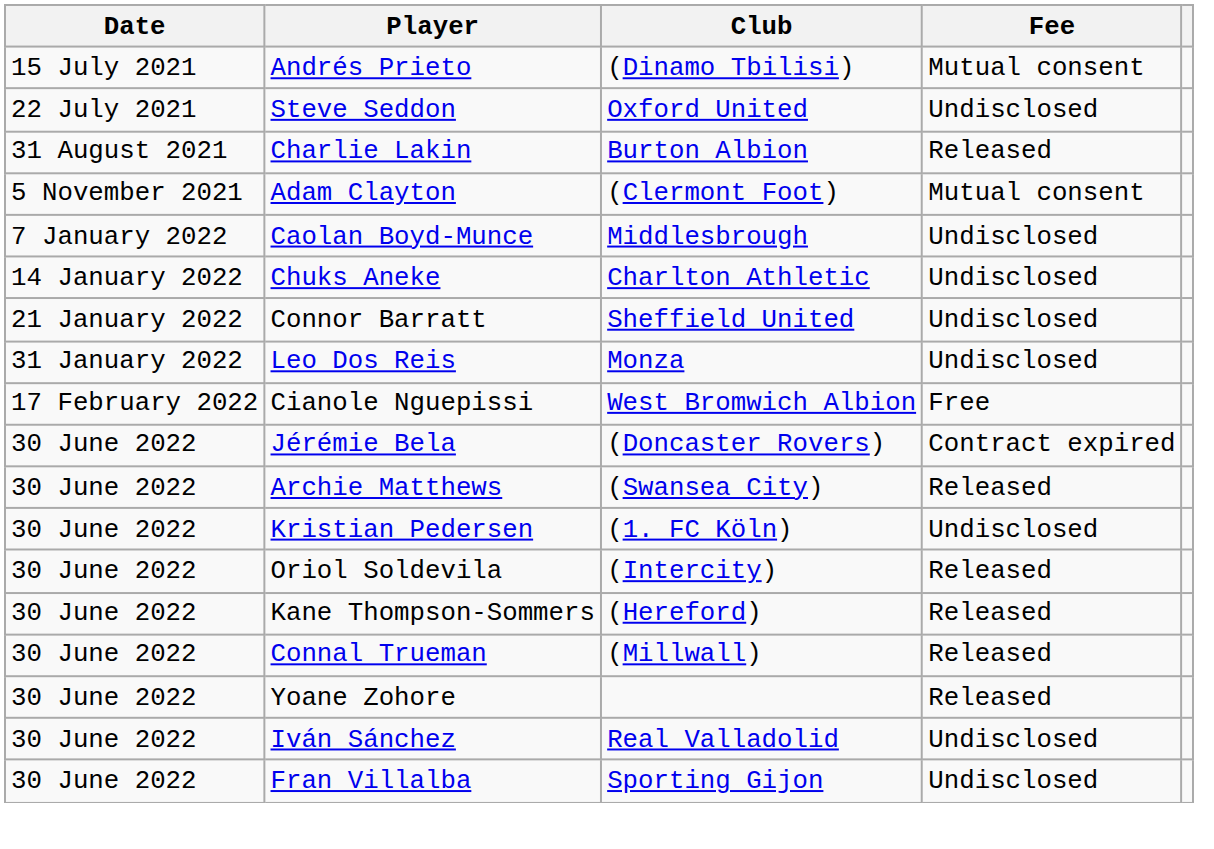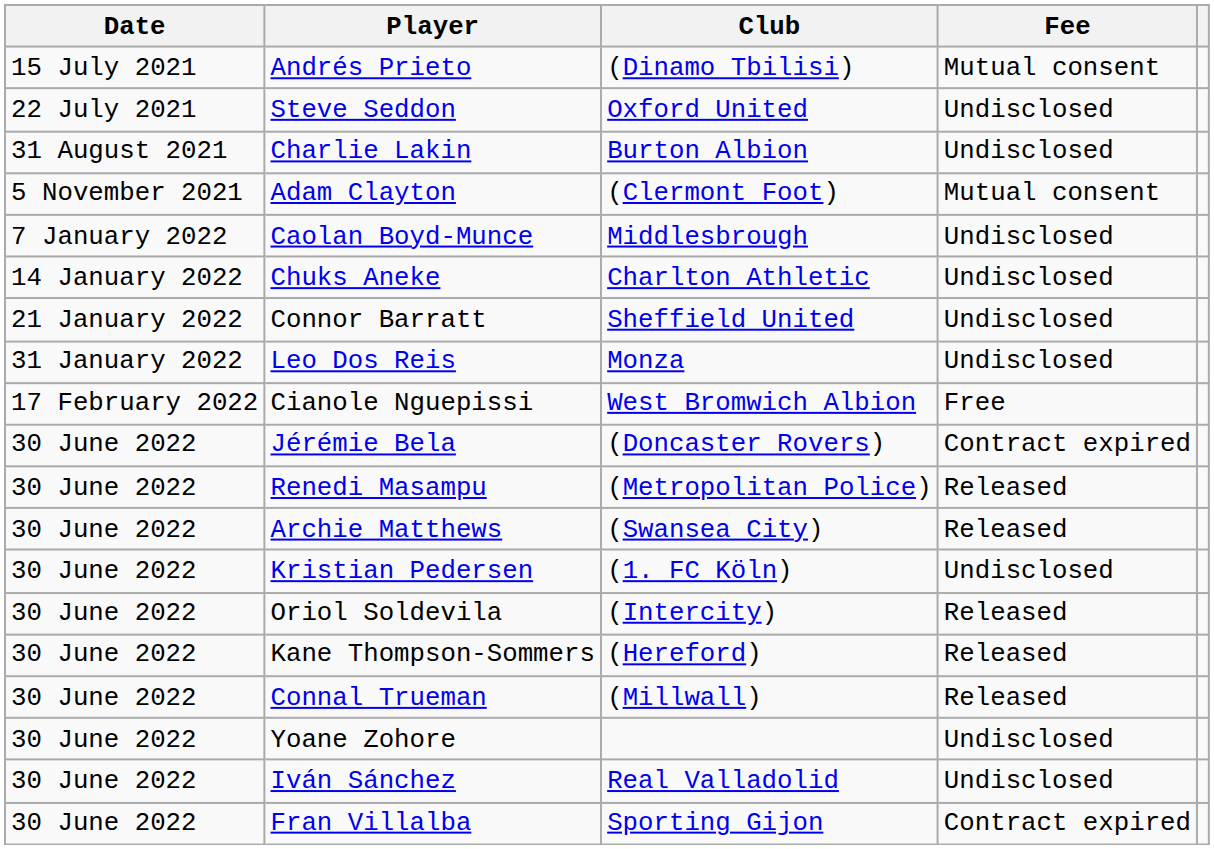(990, 152) Released -> (1029, 152) Undisclosed
+ row: (379, 487)
(990, 697) Released -> (1029, 739) Undisclosed
(1013, 781) Undisclosed -> (1067, 823) Contract expired
